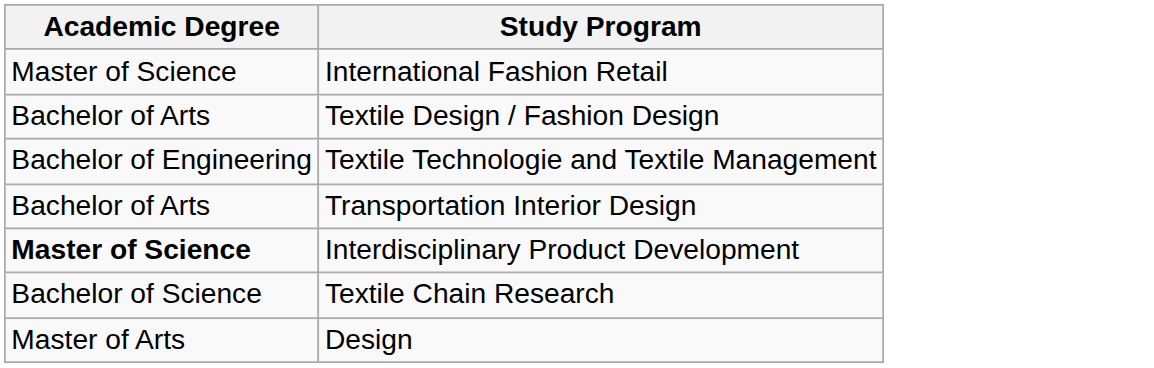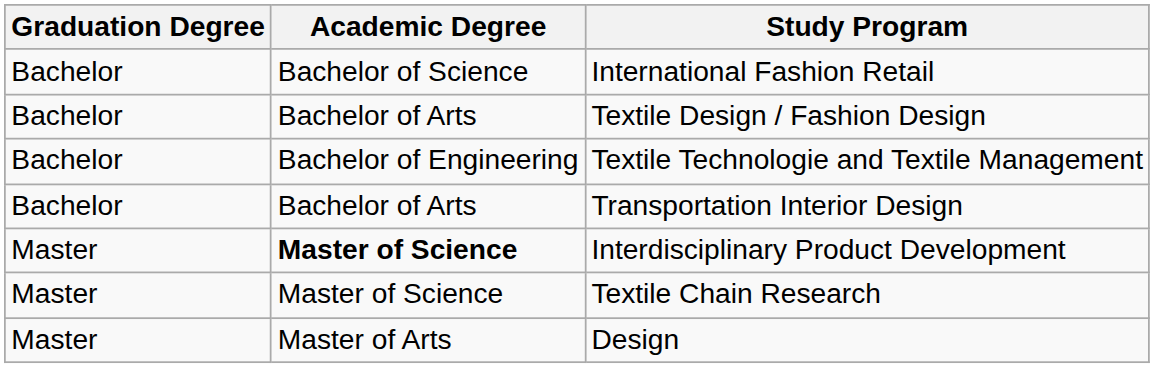+ column: (138, 26)
(124, 71) Master of Science -> (403, 71) Bachelor of Science
(137, 294) Bachelor of Science -> (391, 294) Master of Science
